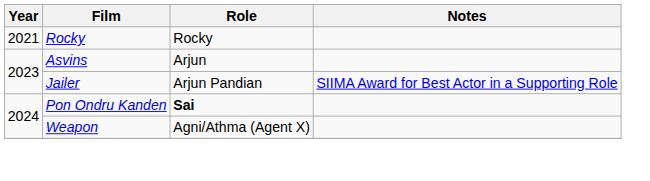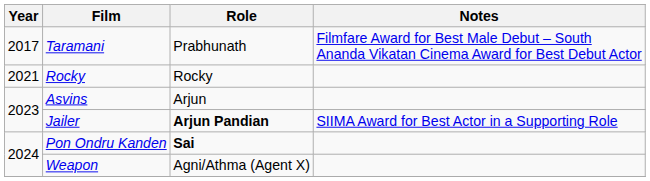+ row: (75, 46)
(218, 83) normal -> (221, 121) bold
